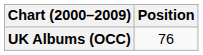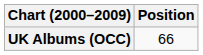(166, 38) 76 -> (166, 38) 66
